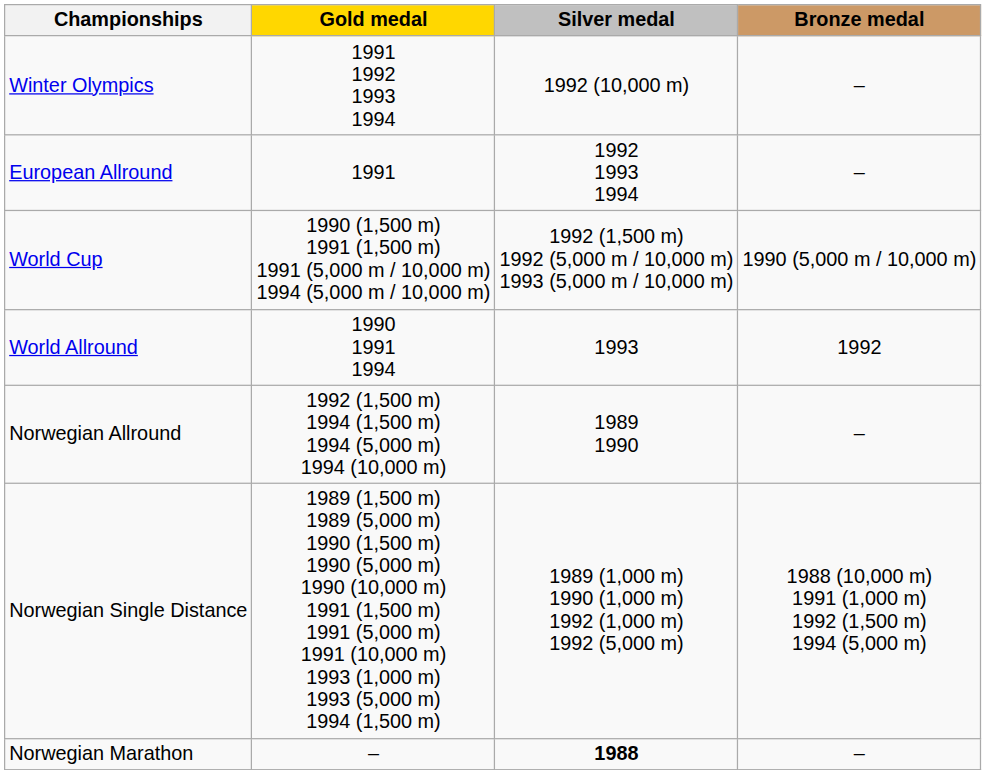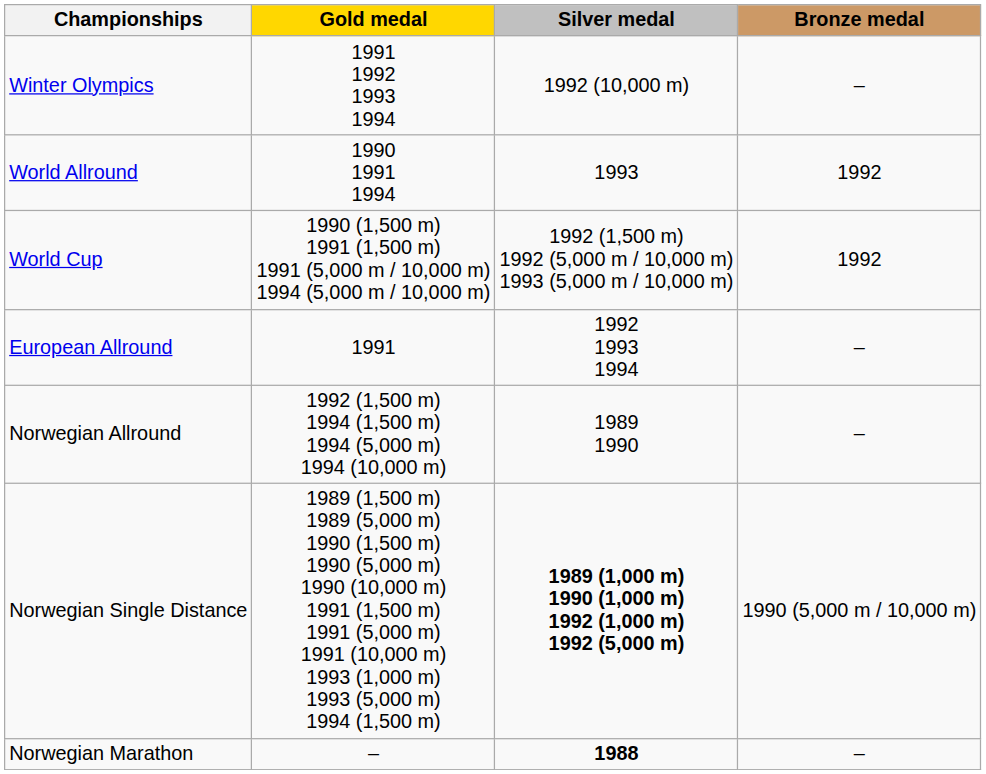rows swapped: (74, 346) <-> (91, 172)
(859, 259) 1990 (5,000 m / 10,000 m) -> (859, 259) 1992
(616, 610) normal -> (616, 610) bold
(859, 610) 1988 (10,000 m) 1991 (1,000 m) 1992 (1,500 m) 1994 (5,000 m) -> (859, 610) 1990 (5,000 m / 10,000 m)
